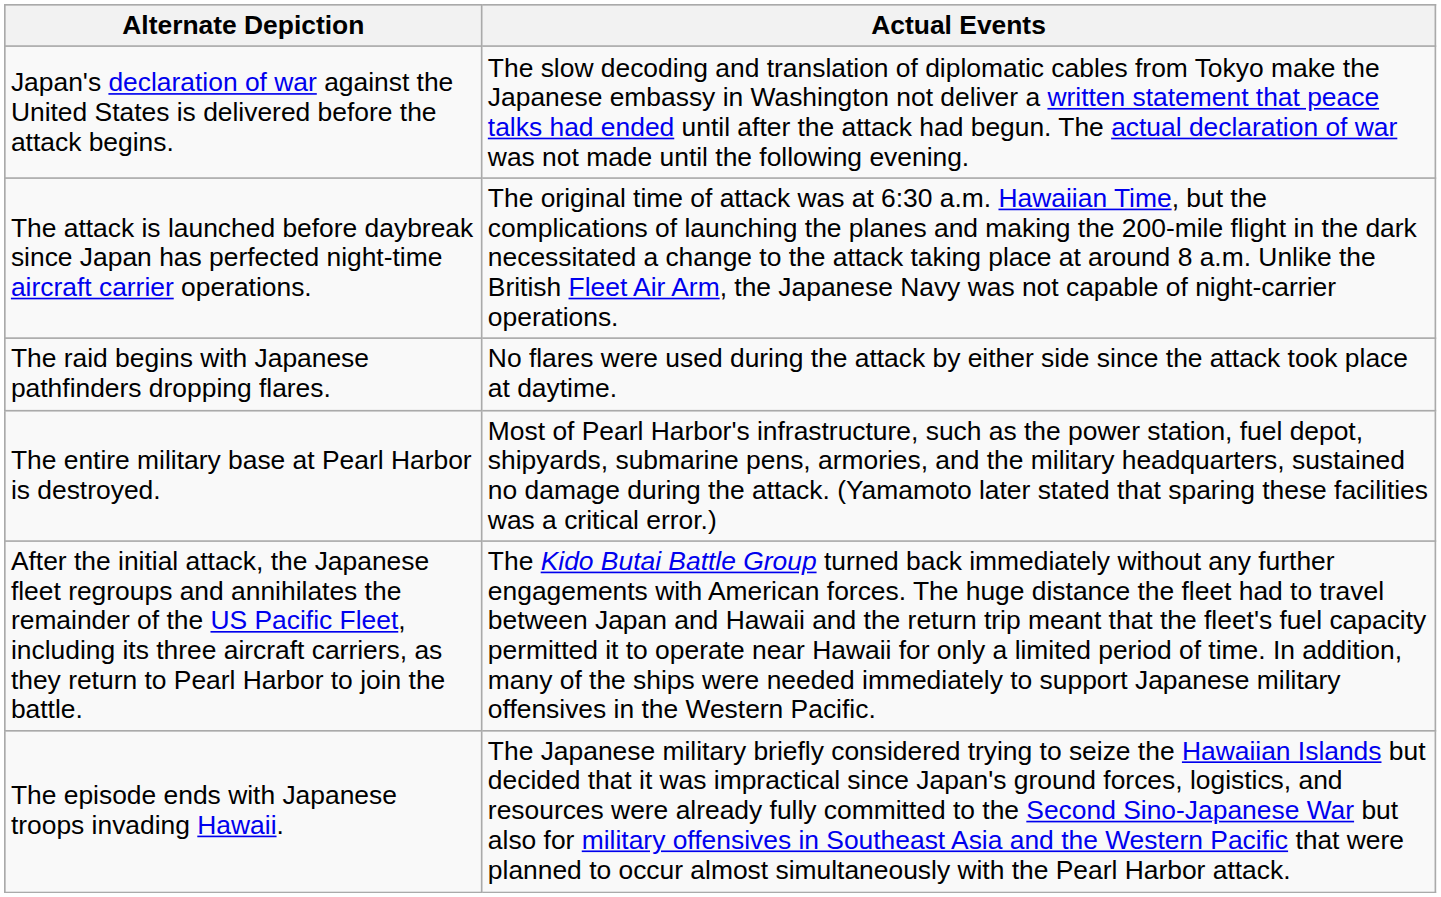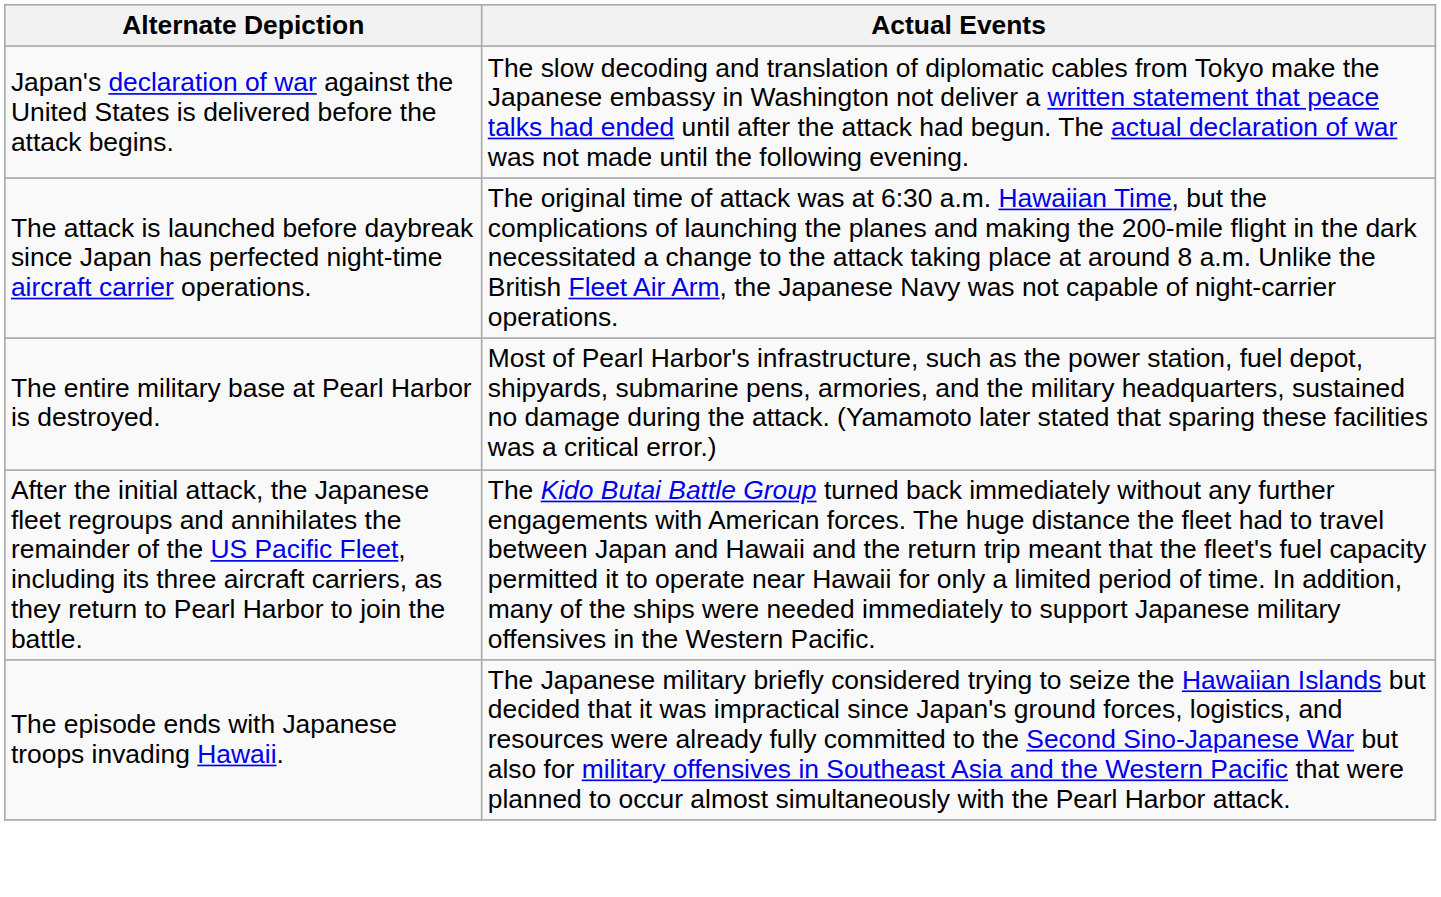- row: (190, 373)
